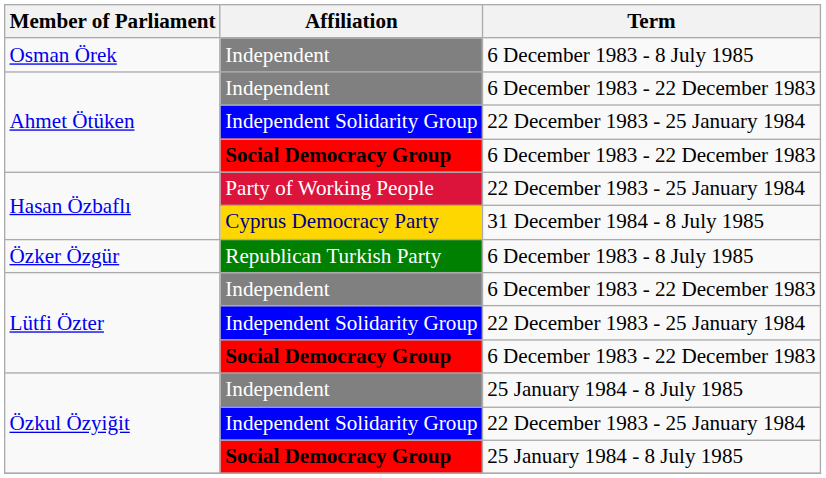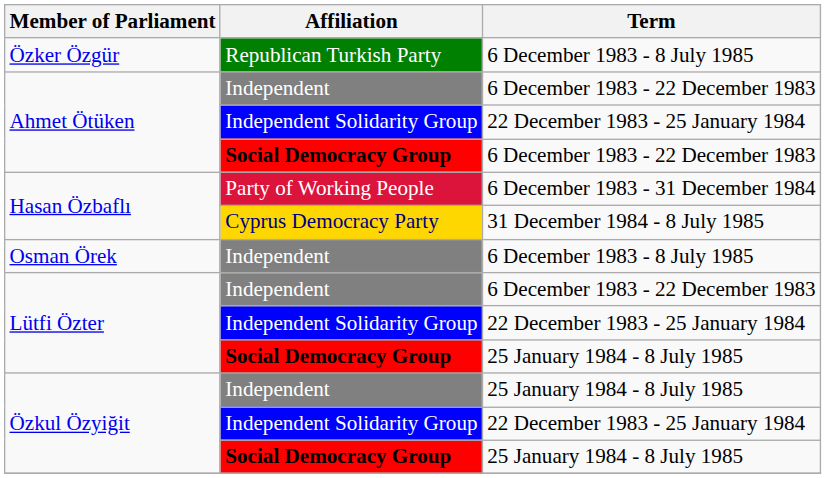rows swapped: (63, 54) <-> (64, 255)
(646, 188) 22 December 1983 - 25 January 1984 -> (651, 188) 6 December 1983 - 31 December 1984
(651, 356) 6 December 1983 - 22 December 1983 -> (615, 356) 25 January 1984 - 8 July 1985
